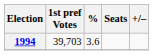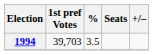(93, 41) 3.6 -> (93, 41) 3.5
